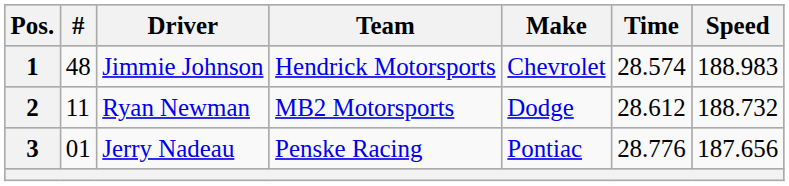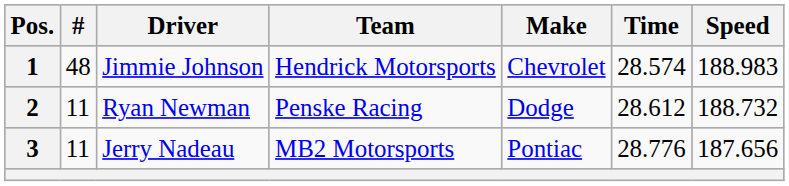(365, 107) MB2 Motorsports -> (349, 107) Penske Racing
(78, 148) 01 -> (78, 148) 11
(349, 148) Penske Racing -> (365, 148) MB2 Motorsports
